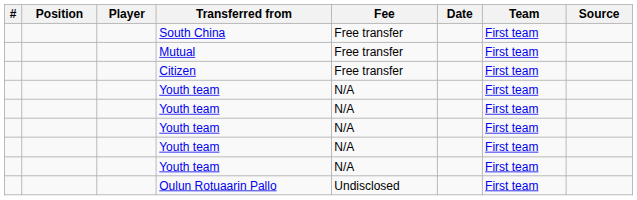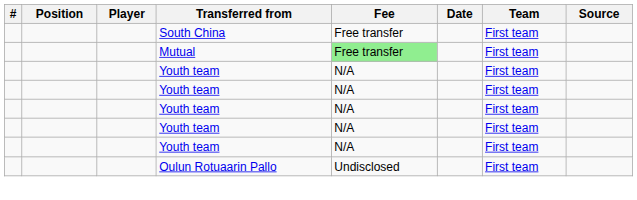(369, 52) no background -> (369, 52) lightgreen background
- row: (13, 71)
